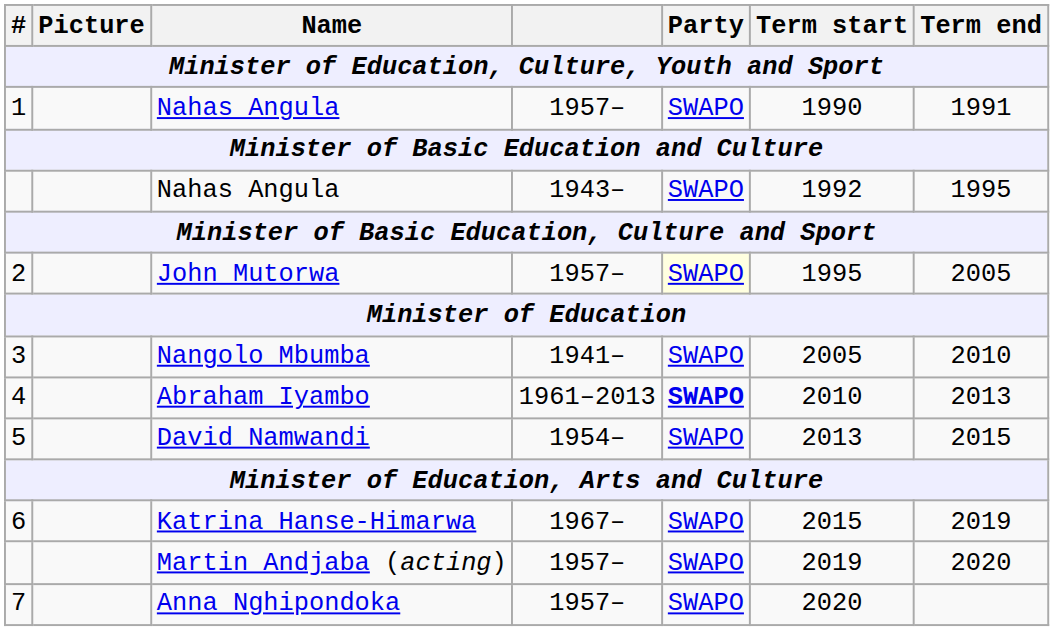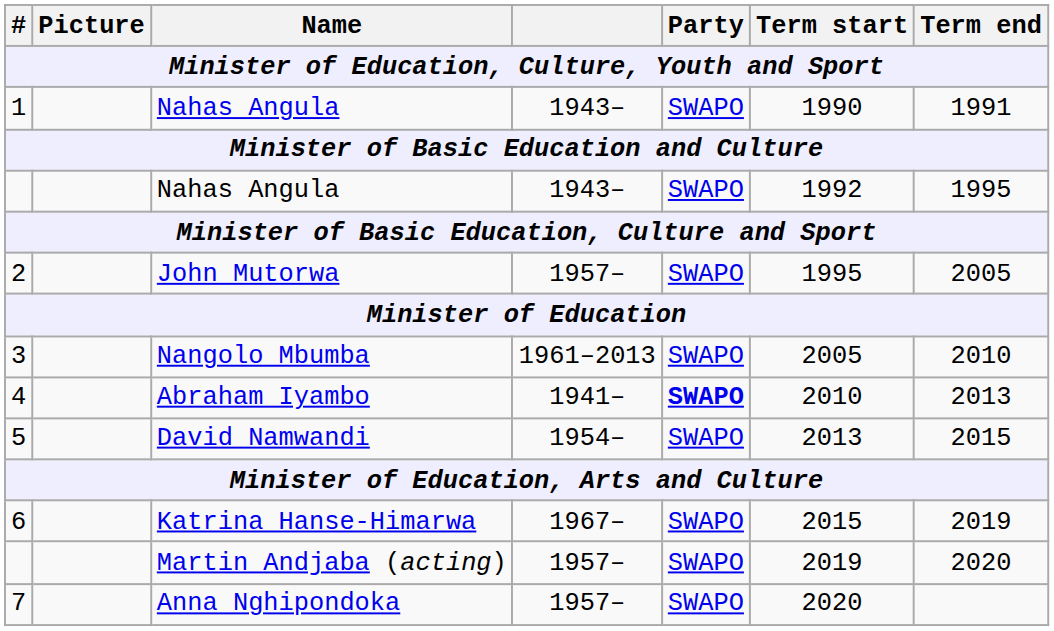(587, 108) 1957– -> (587, 108) 1943–
(706, 274) lightyellow background -> (706, 274) no background
(587, 356) 1941– -> (587, 356) 1961–2013
(587, 397) 1961–2013 -> (587, 397) 1941–
